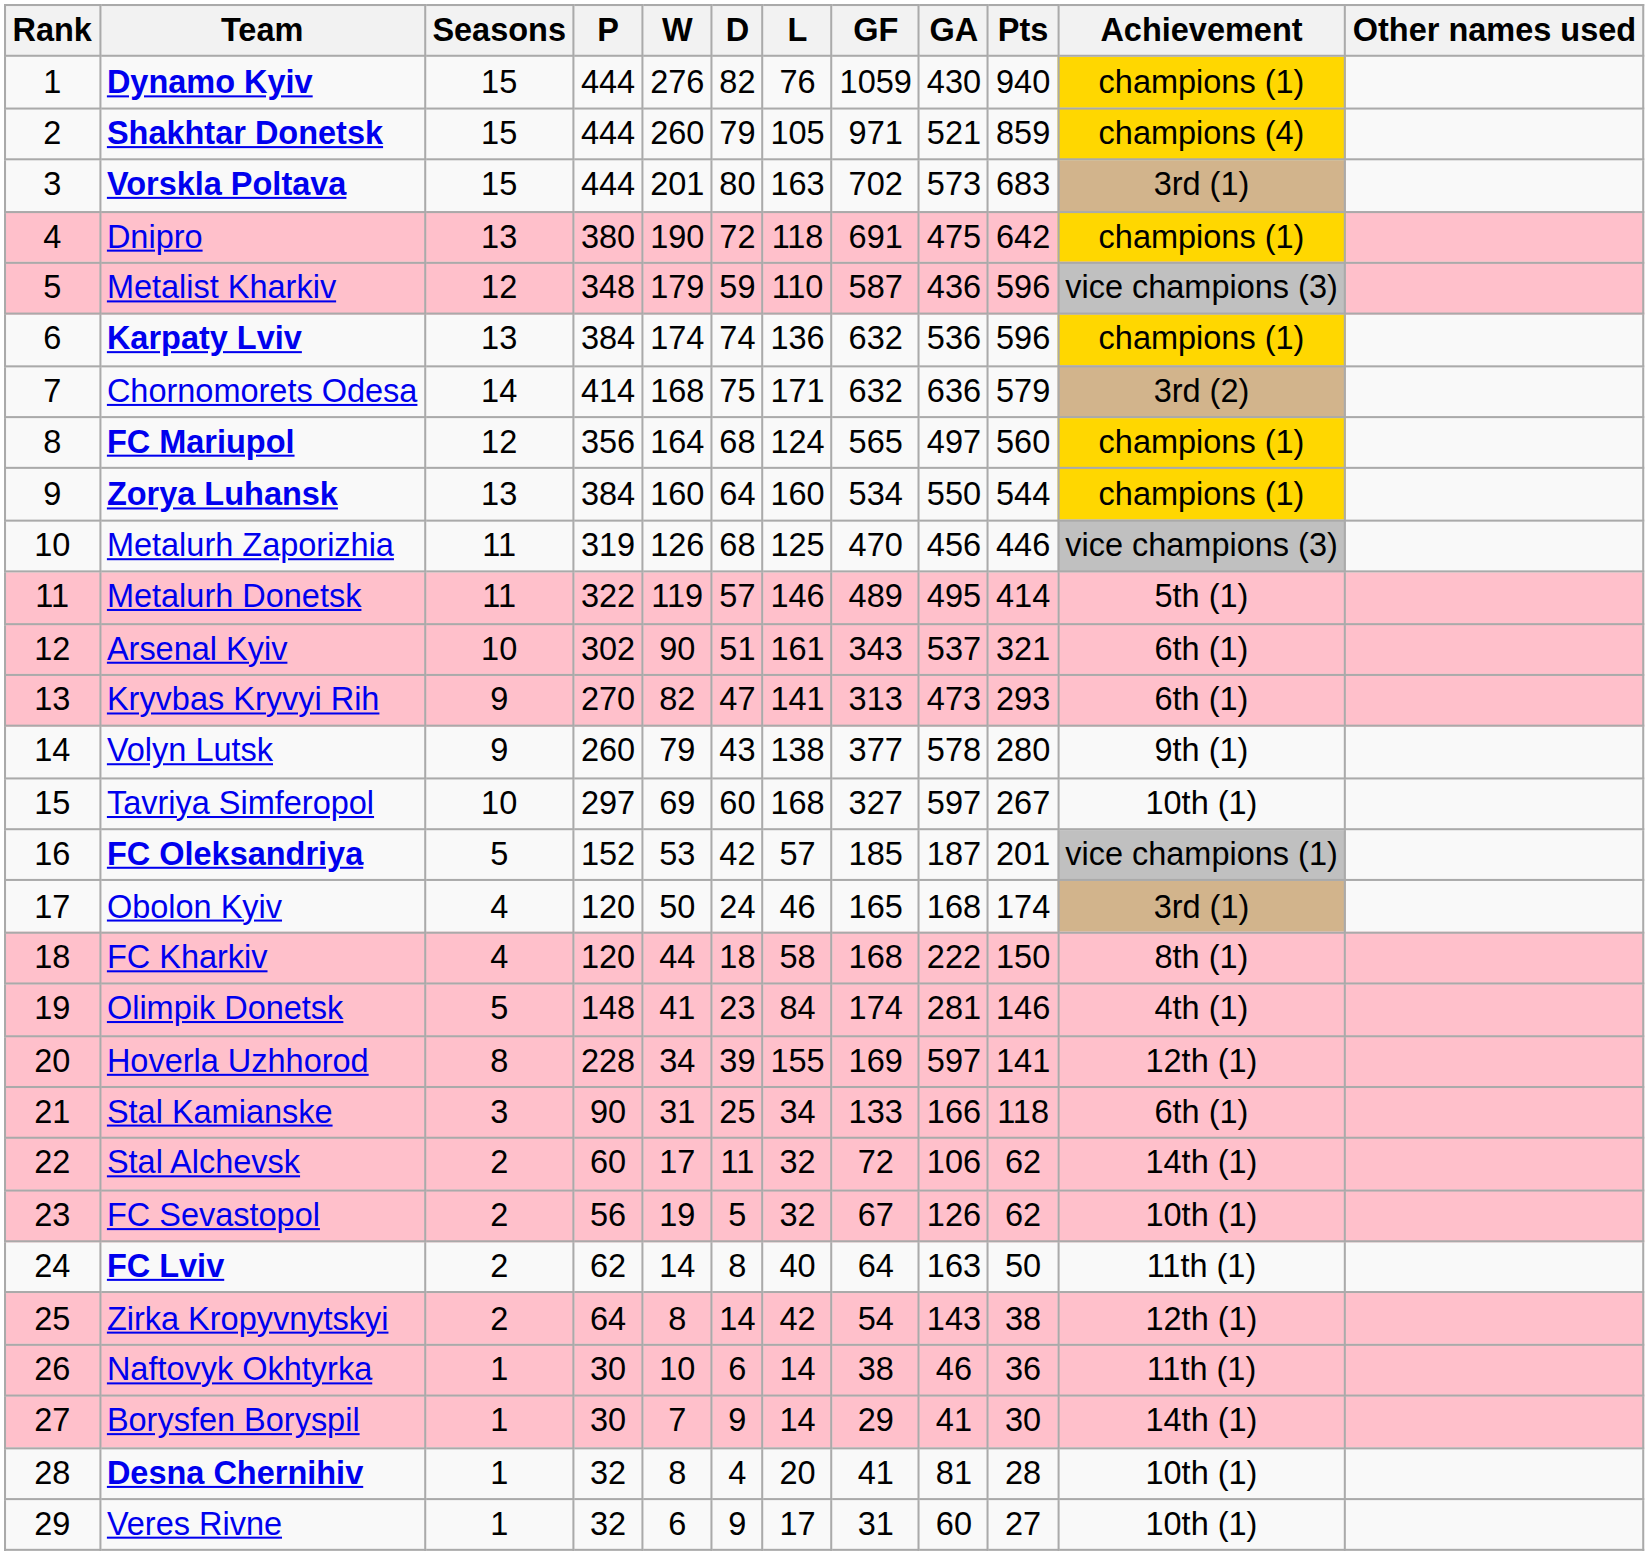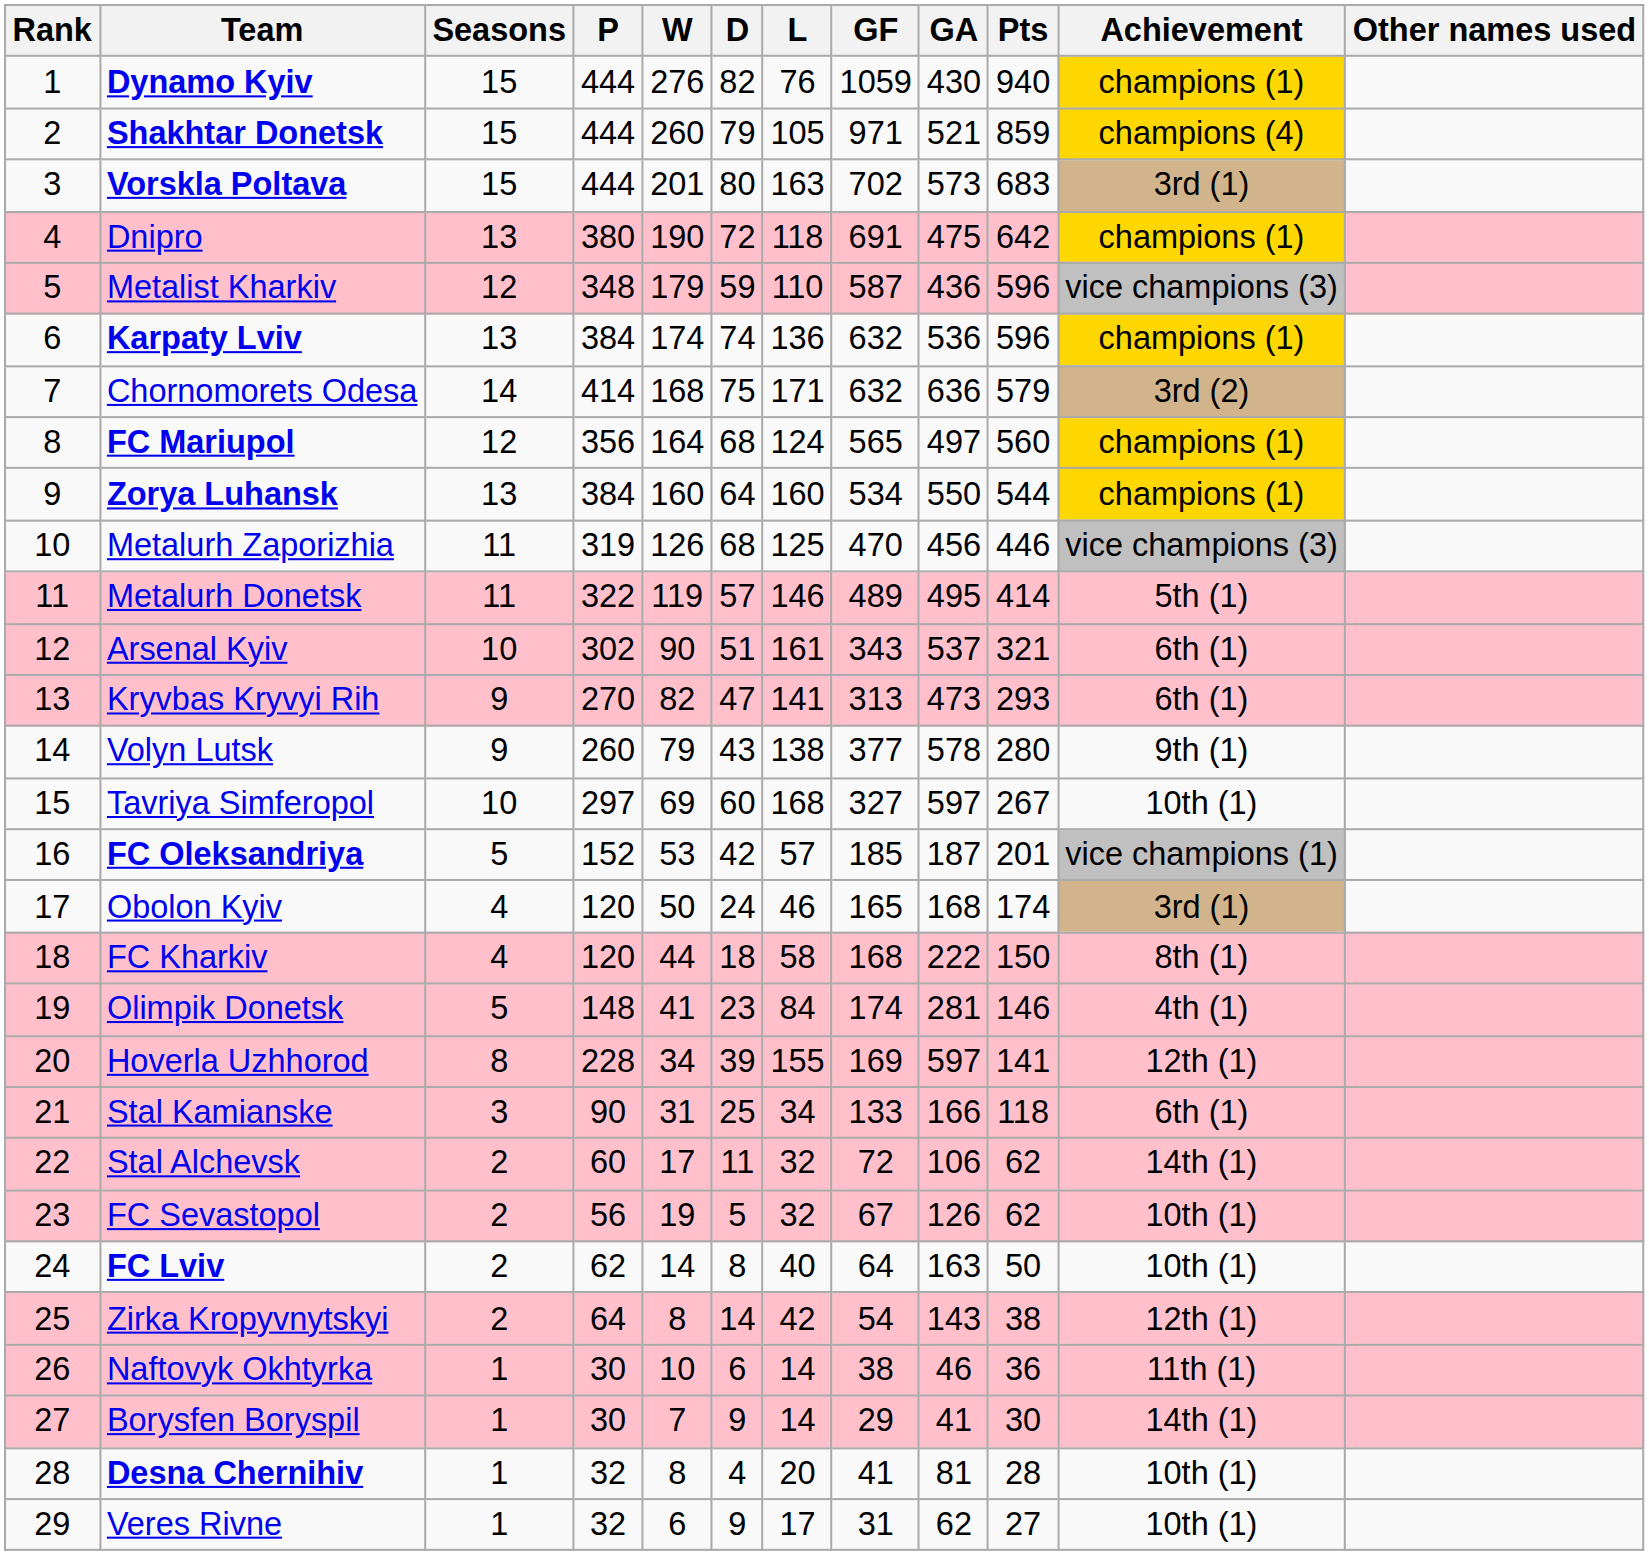(1201, 1266) 11th (1) -> (1201, 1266) 10th (1)
(954, 1524) 60 -> (954, 1524) 62
